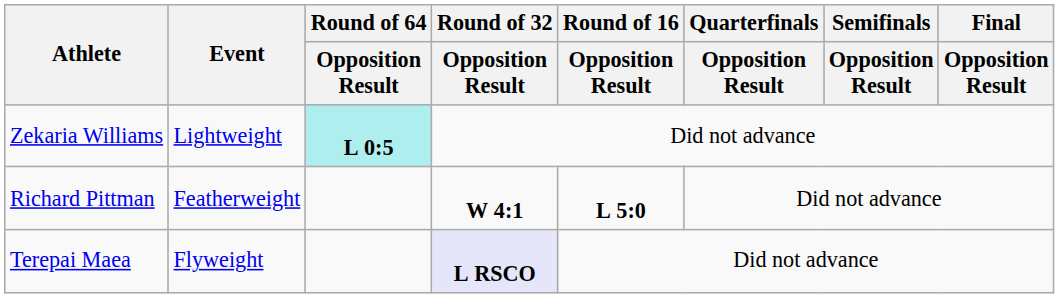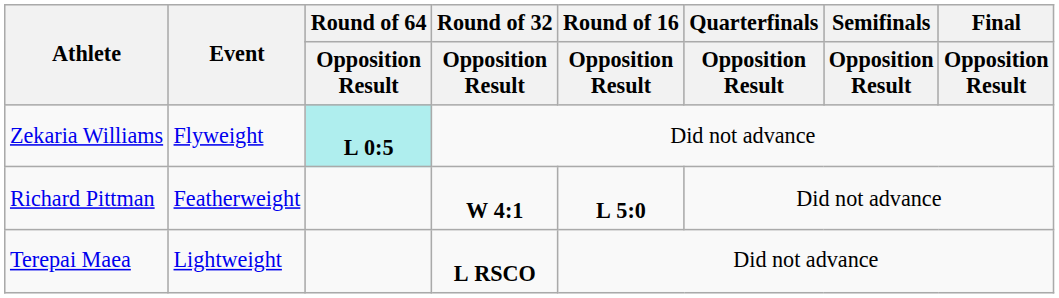(228, 135) Lightweight -> (218, 135) Flyweight
(218, 261) Flyweight -> (228, 261) Lightweight
(495, 274) lavender background -> (495, 274) no background
